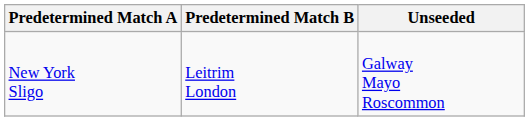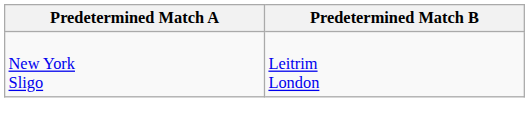- column: (441, 17)
